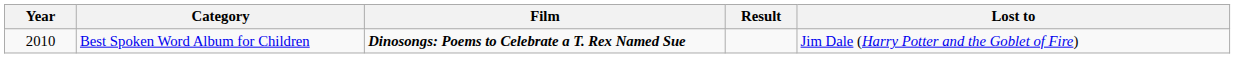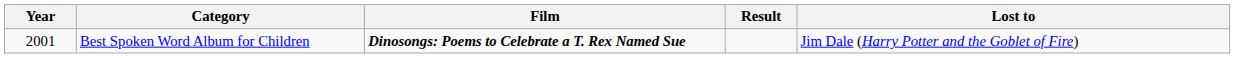(41, 41) 2010 -> (41, 41) 2001
